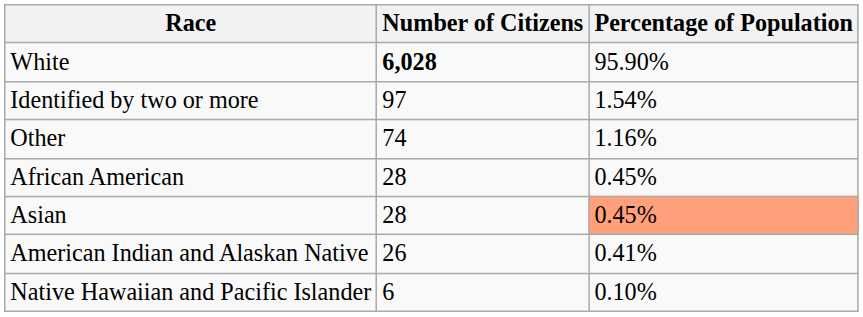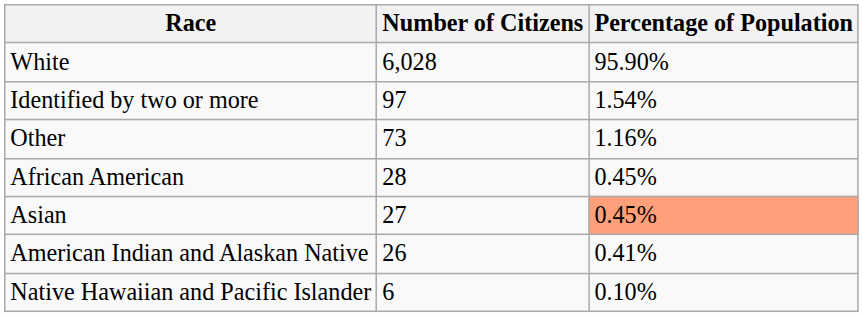(410, 61) bold -> (410, 61) normal
(394, 138) 74 -> (394, 138) 73
(394, 215) 28 -> (394, 215) 27
